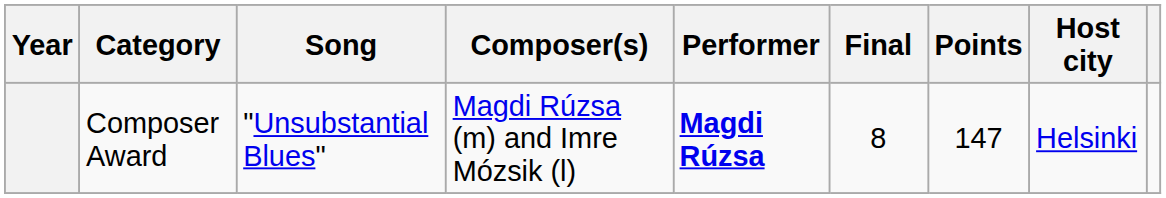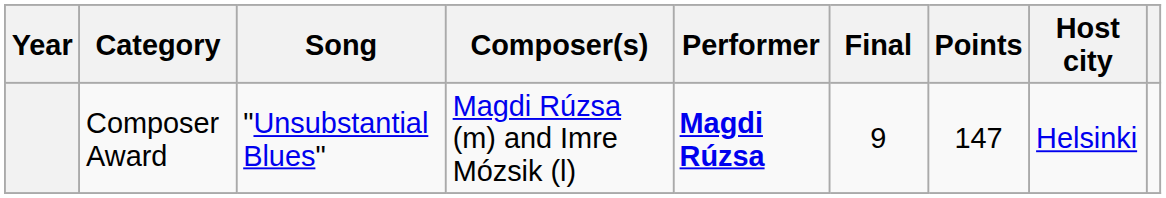(878, 138) 8 -> (878, 138) 9
